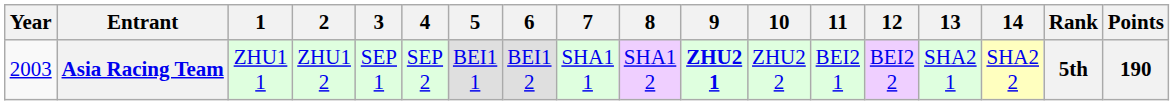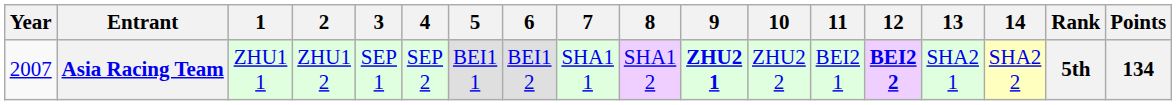(31, 69) 2003 -> (31, 69) 2007
(892, 69) normal -> (893, 69) bold
(1136, 69) 190 -> (1138, 69) 134
